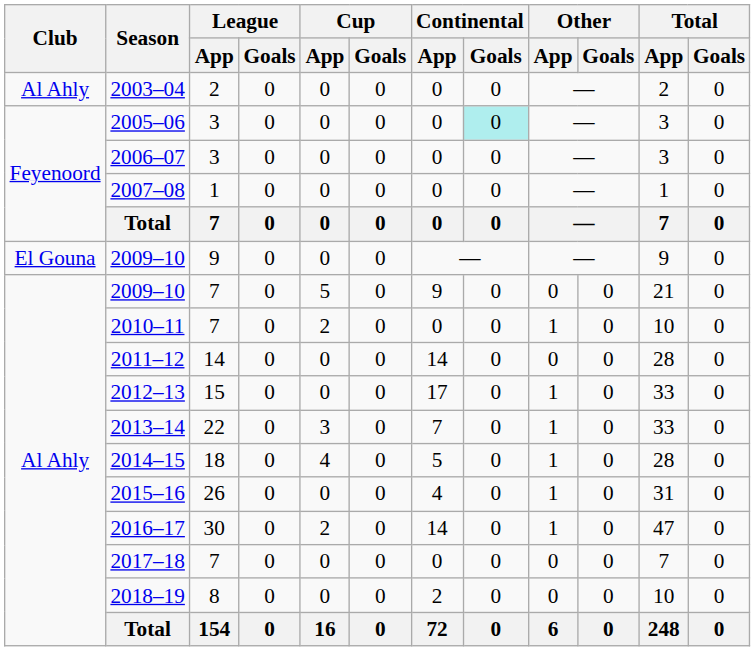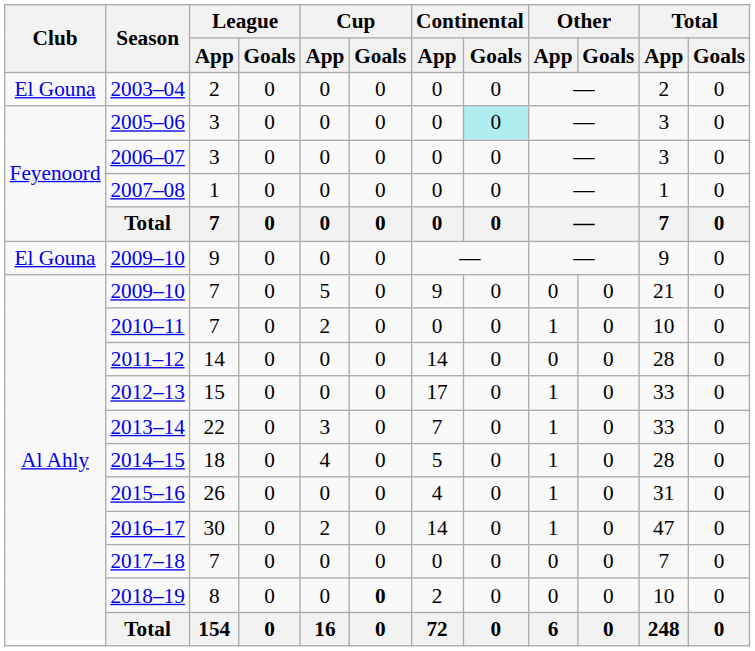(55, 88) Al Ahly -> (55, 88) El Gouna
(380, 595) normal -> (380, 595) bold
